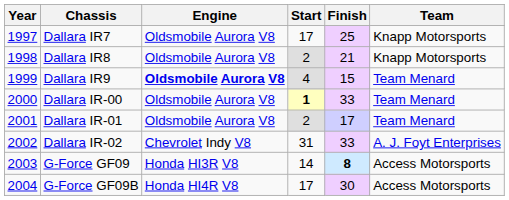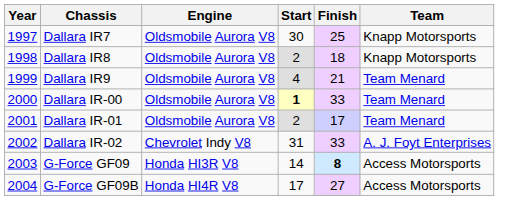(306, 36) 17 -> (296, 36) 30
(347, 58) 21 -> (337, 58) 18
(215, 79) bold -> (210, 79) normal
(347, 79) 15 -> (337, 79) 21
(347, 185) 30 -> (337, 185) 27
